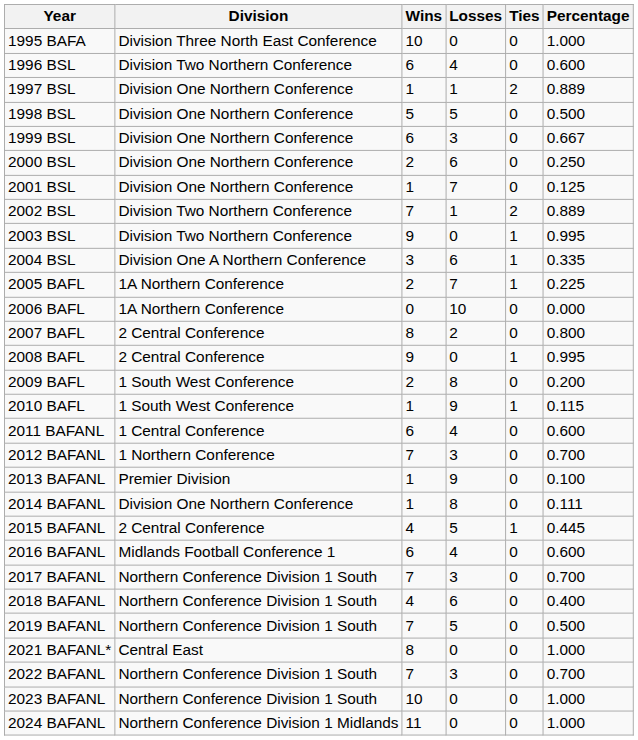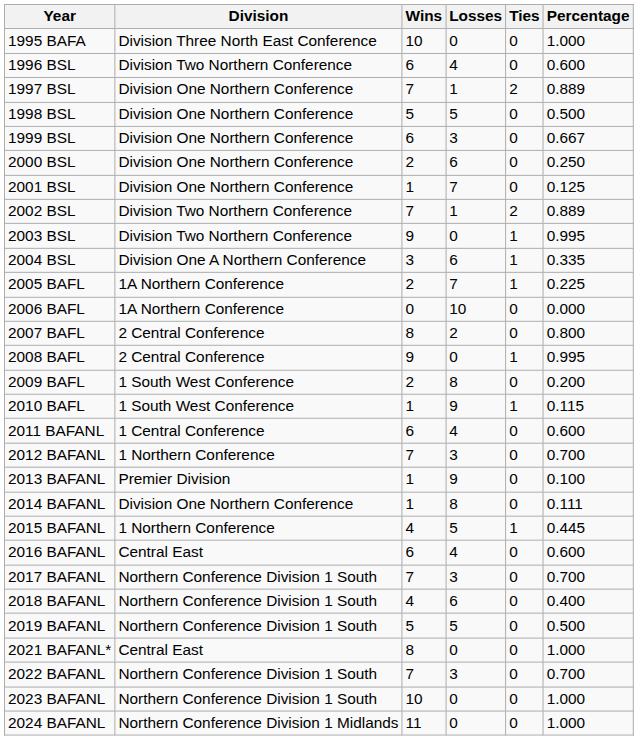(410, 89) 1 -> (410, 89) 7
(191, 528) 2 Central Conference -> (197, 528) 1 Northern Conference
(227, 552) Midlands Football Conference 1 -> (161, 552) Central East
(410, 625) 7 -> (410, 625) 5
